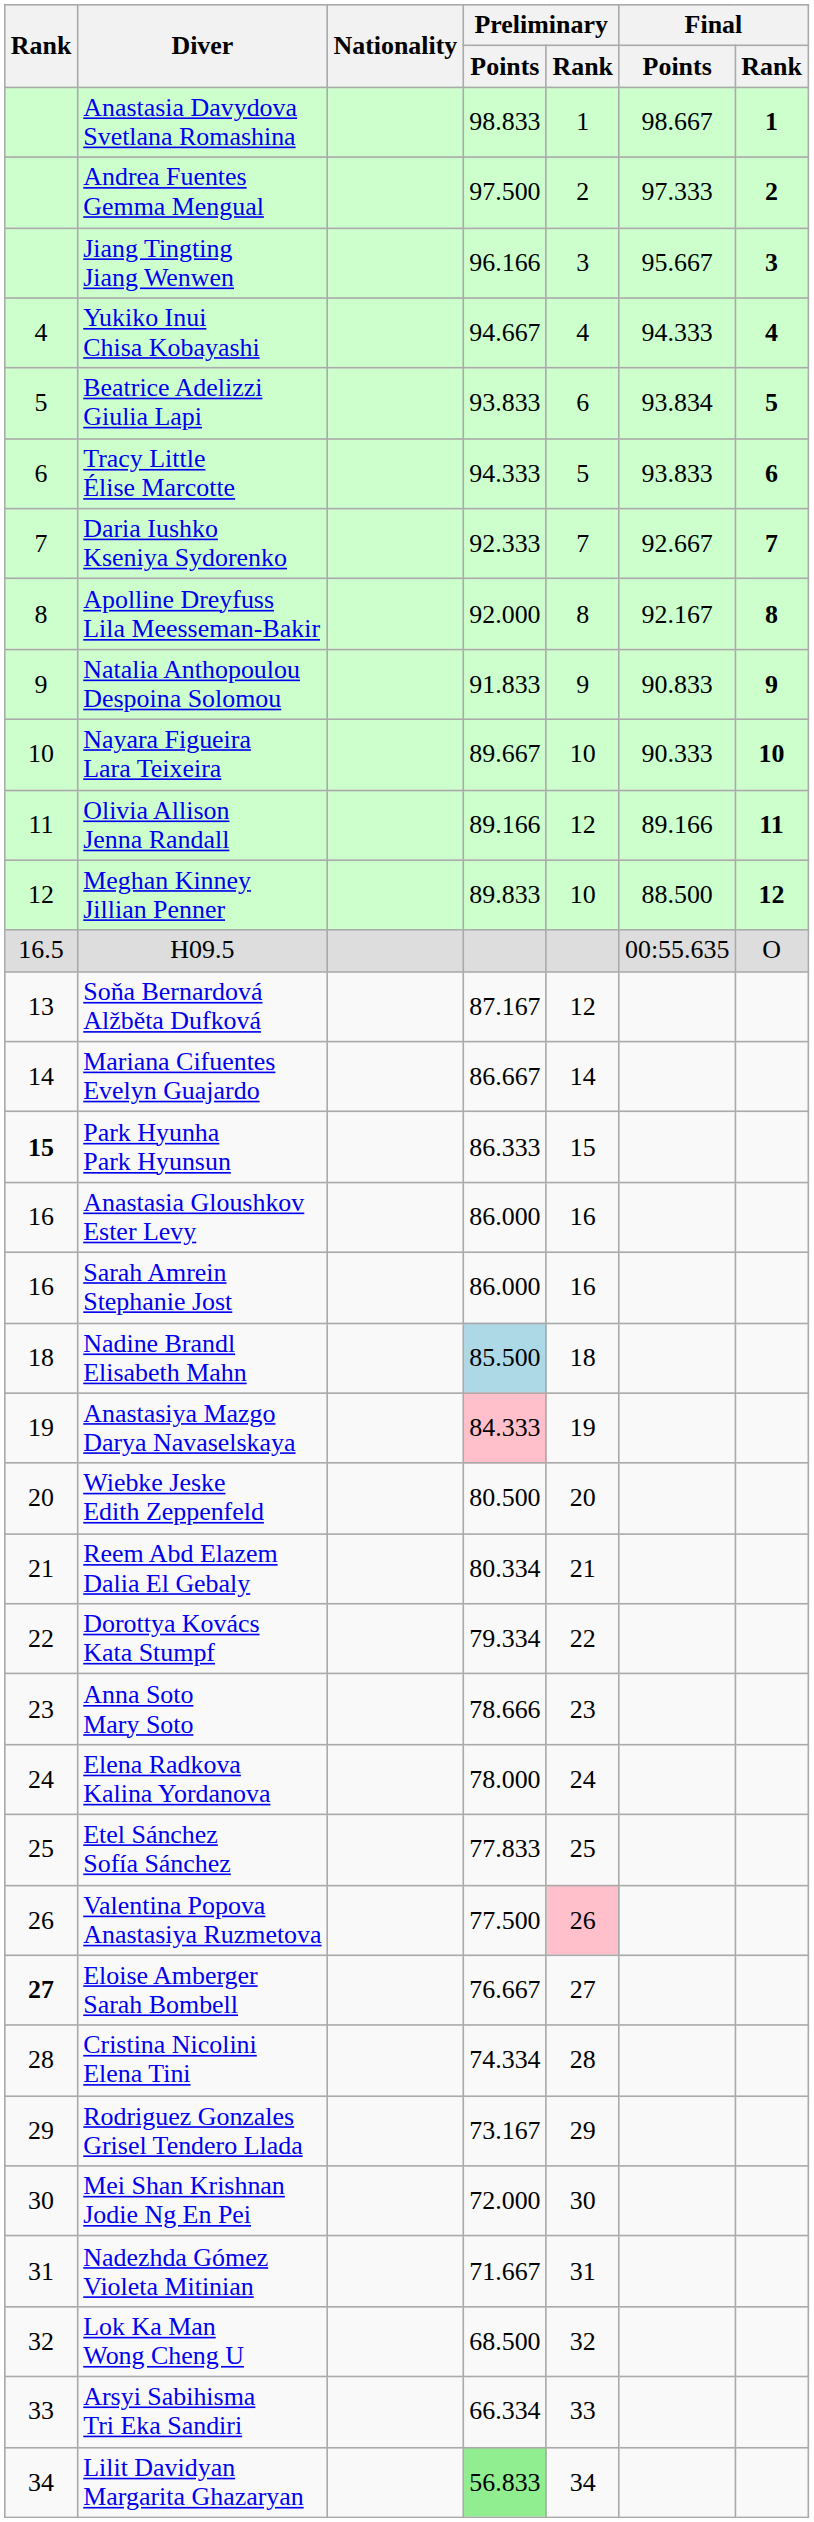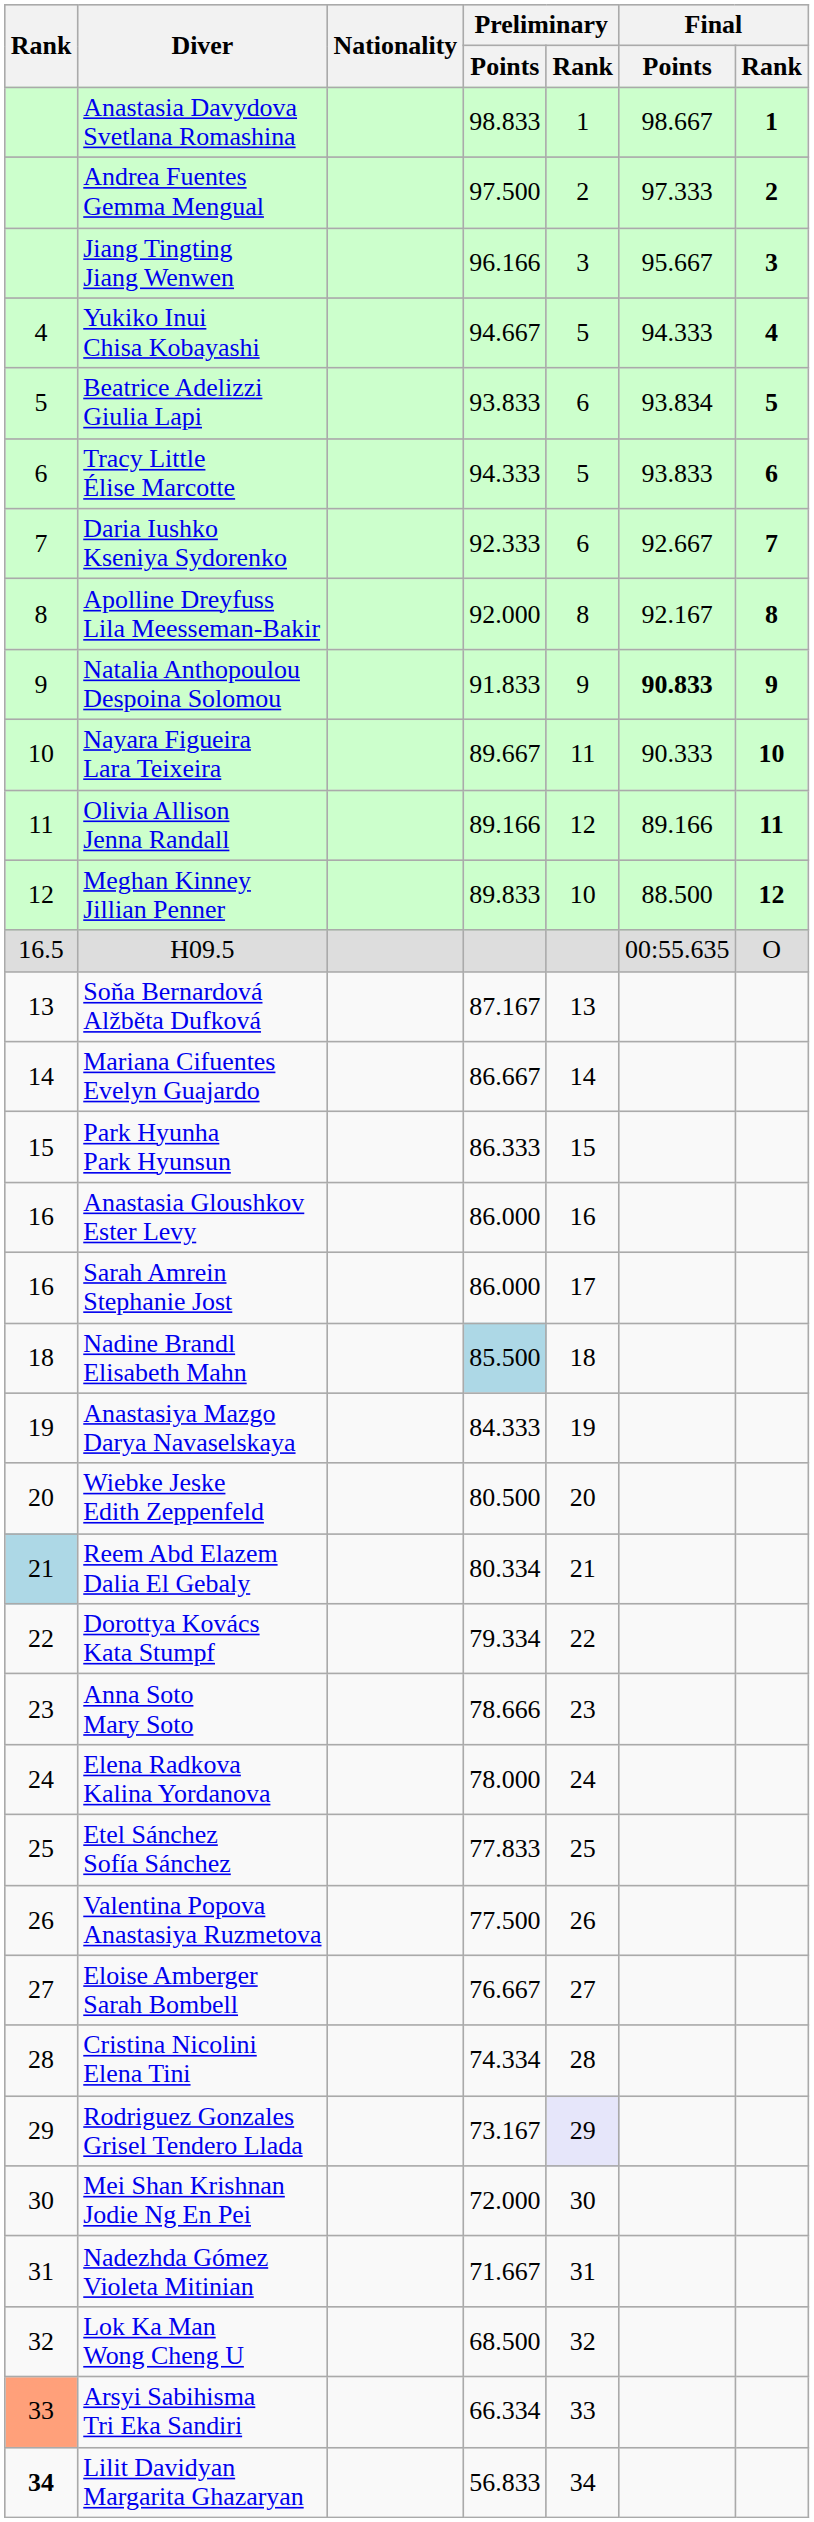(583, 332) 4 -> (583, 332) 5
(583, 543) 7 -> (583, 543) 6
(677, 683) normal -> (677, 683) bold
(583, 754) 10 -> (583, 754) 11
(583, 1006) 12 -> (583, 1006) 13
(41, 1146) bold -> (41, 1146) normal
(583, 1287) 16 -> (583, 1287) 17
(505, 1427) pink background -> (505, 1427) no background
(41, 1568) no background -> (41, 1568) lightblue background
(583, 1919) pink background -> (583, 1919) no background
(41, 1989) bold -> (41, 1989) normal
(583, 2130) no background -> (583, 2130) lavender background
(41, 2411) no background -> (41, 2411) lightsalmon background
(41, 2481) normal -> (41, 2481) bold
(505, 2481) lightgreen background -> (505, 2481) no background
